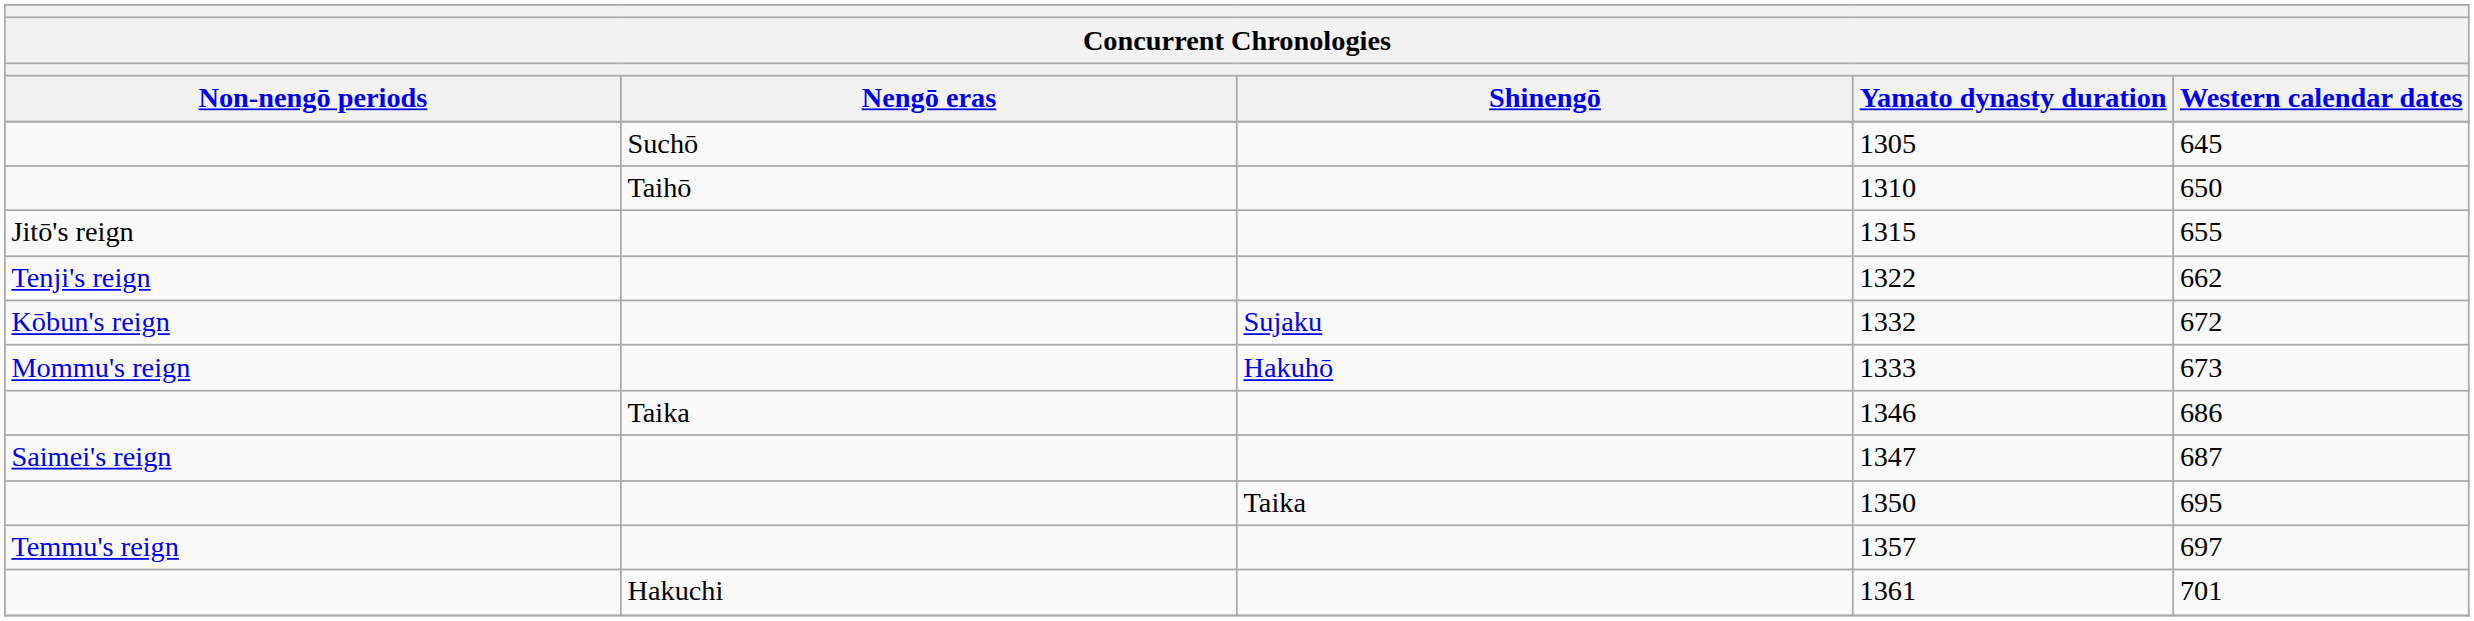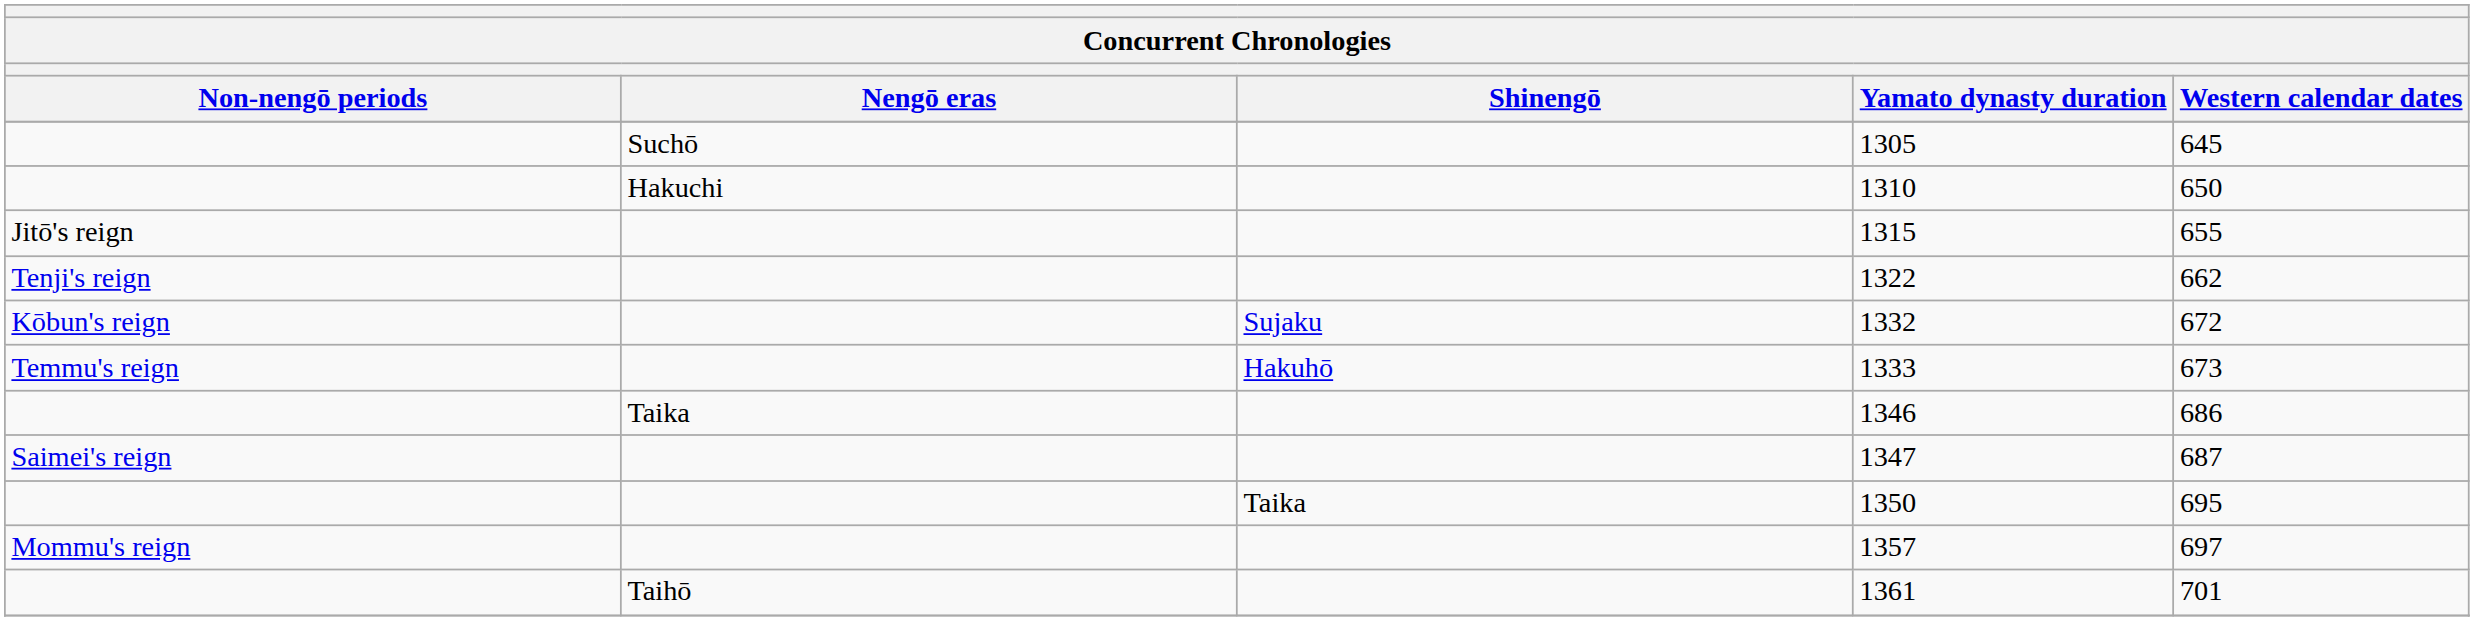(659, 187) Taihō -> (675, 187) Hakuchi
(101, 367) Mommu's reign -> (95, 367) Temmu's reign
(95, 547) Temmu's reign -> (101, 547) Mommu's reign
(675, 592) Hakuchi -> (659, 592) Taihō
